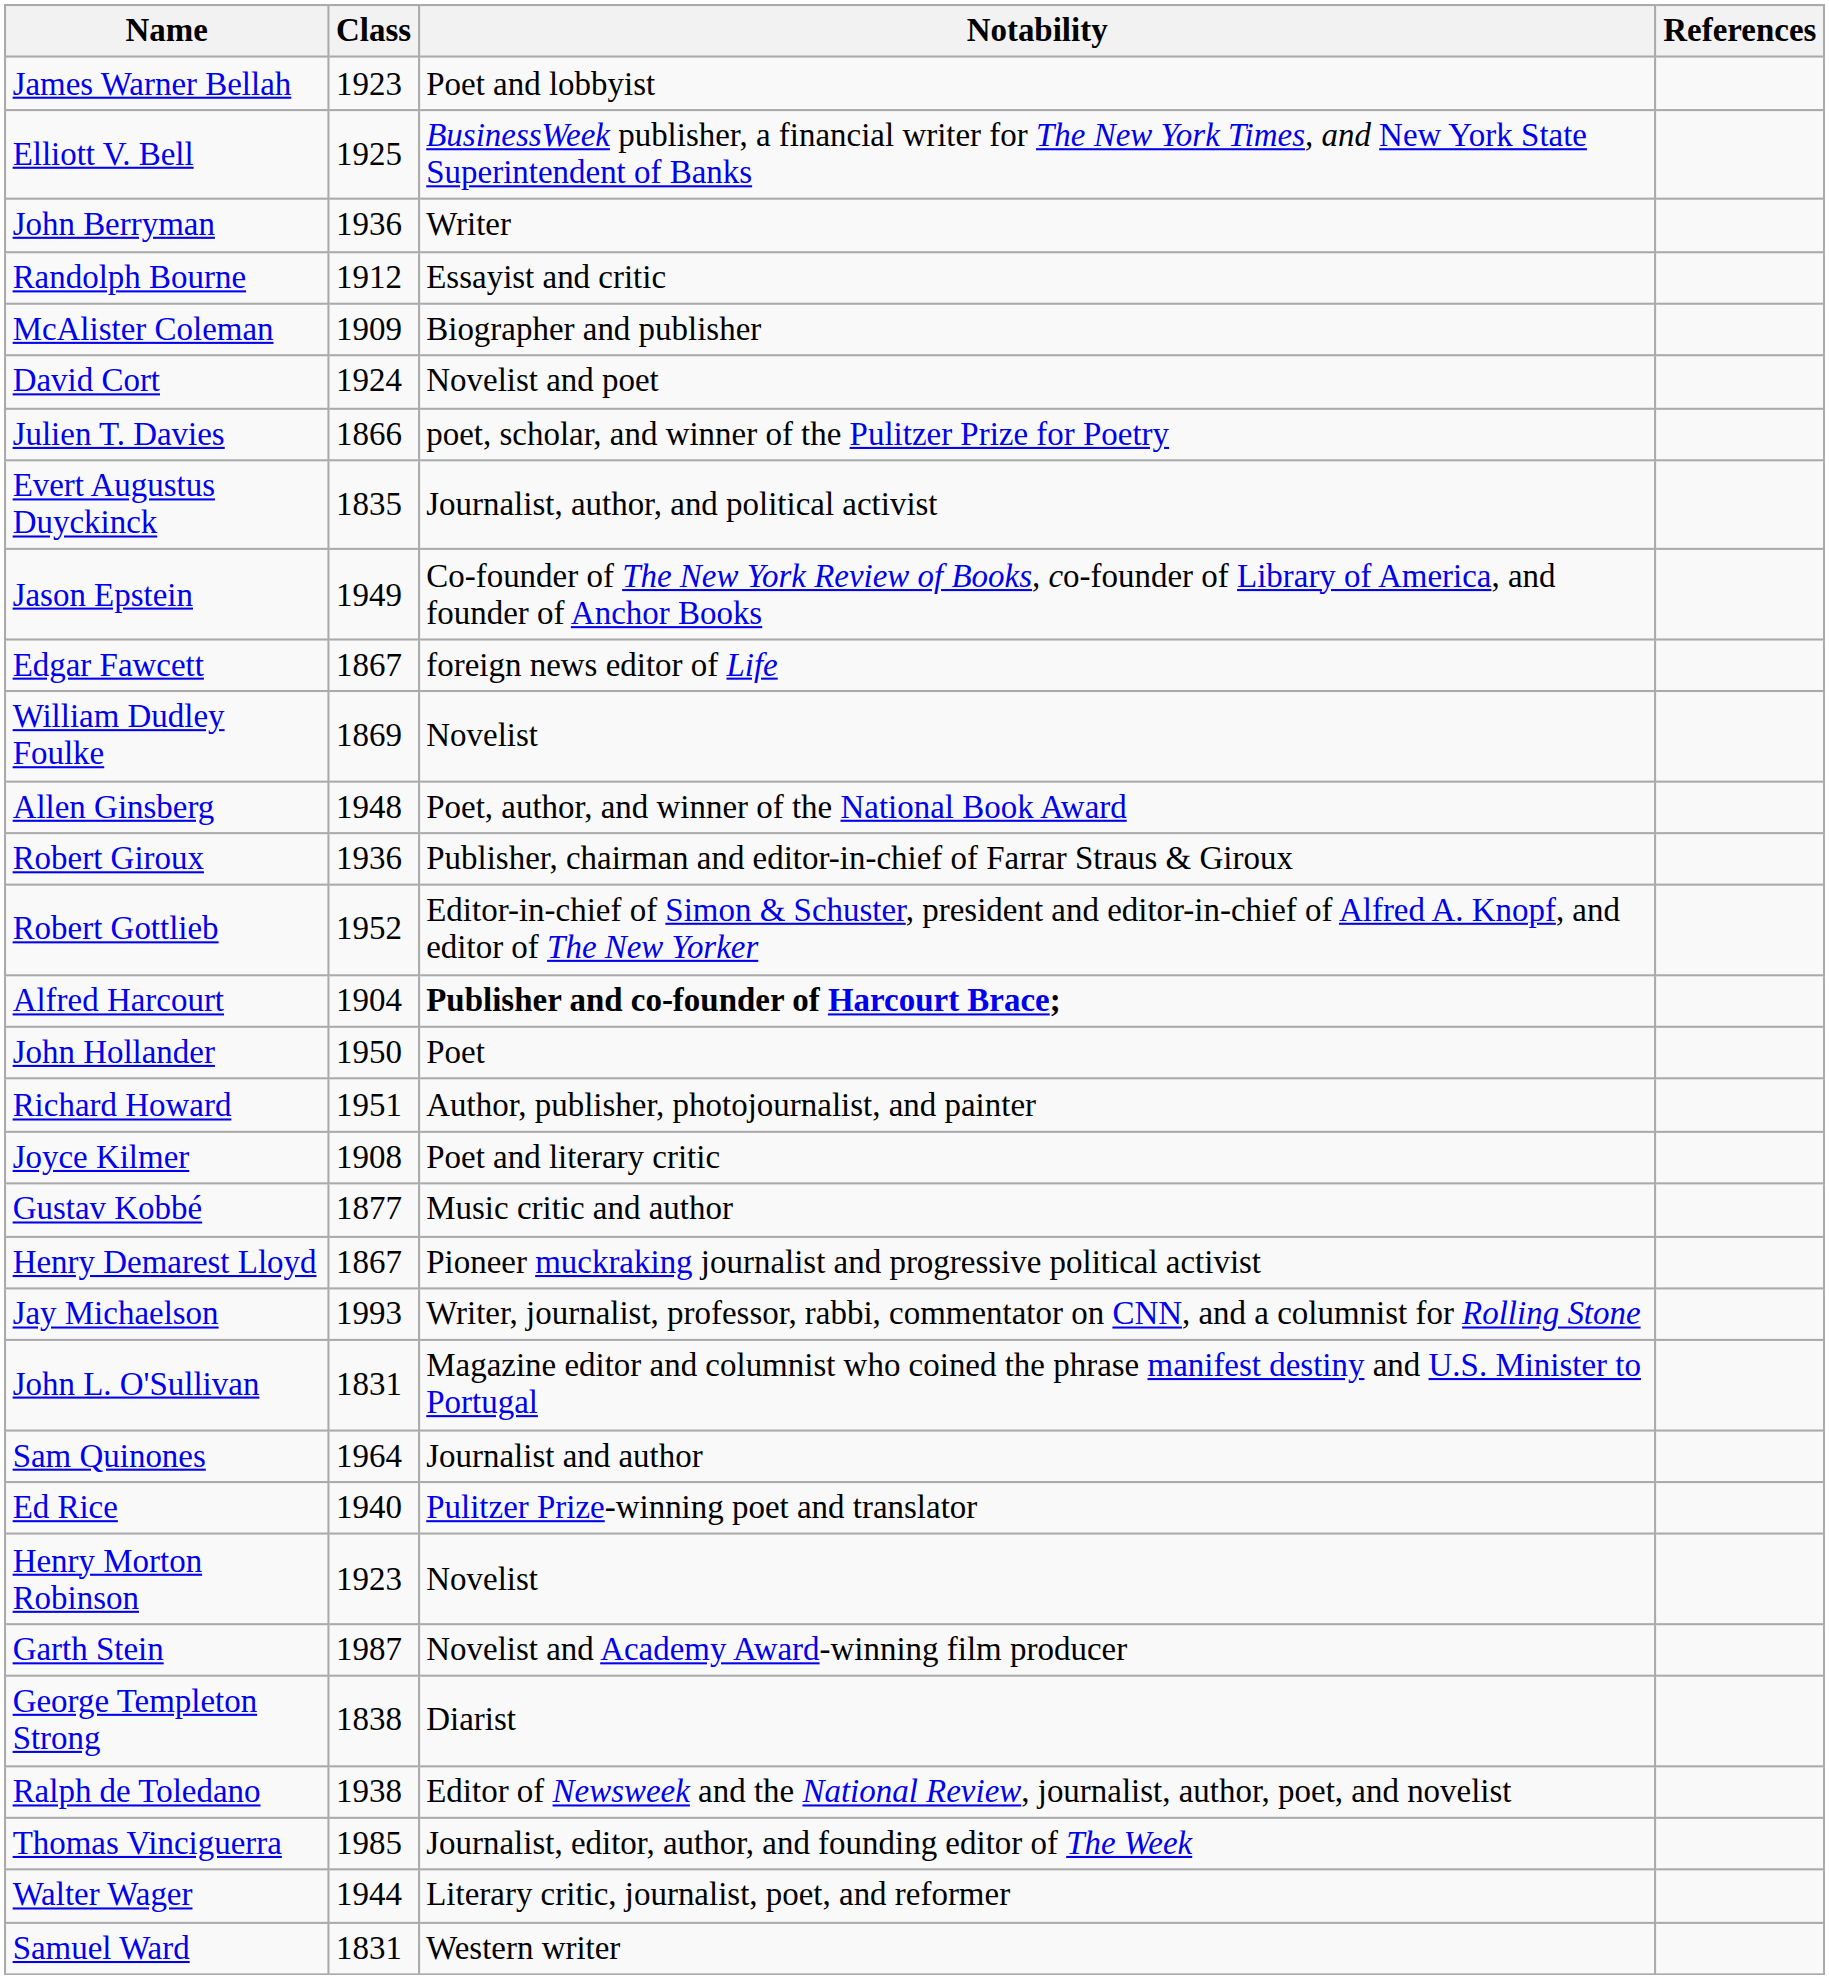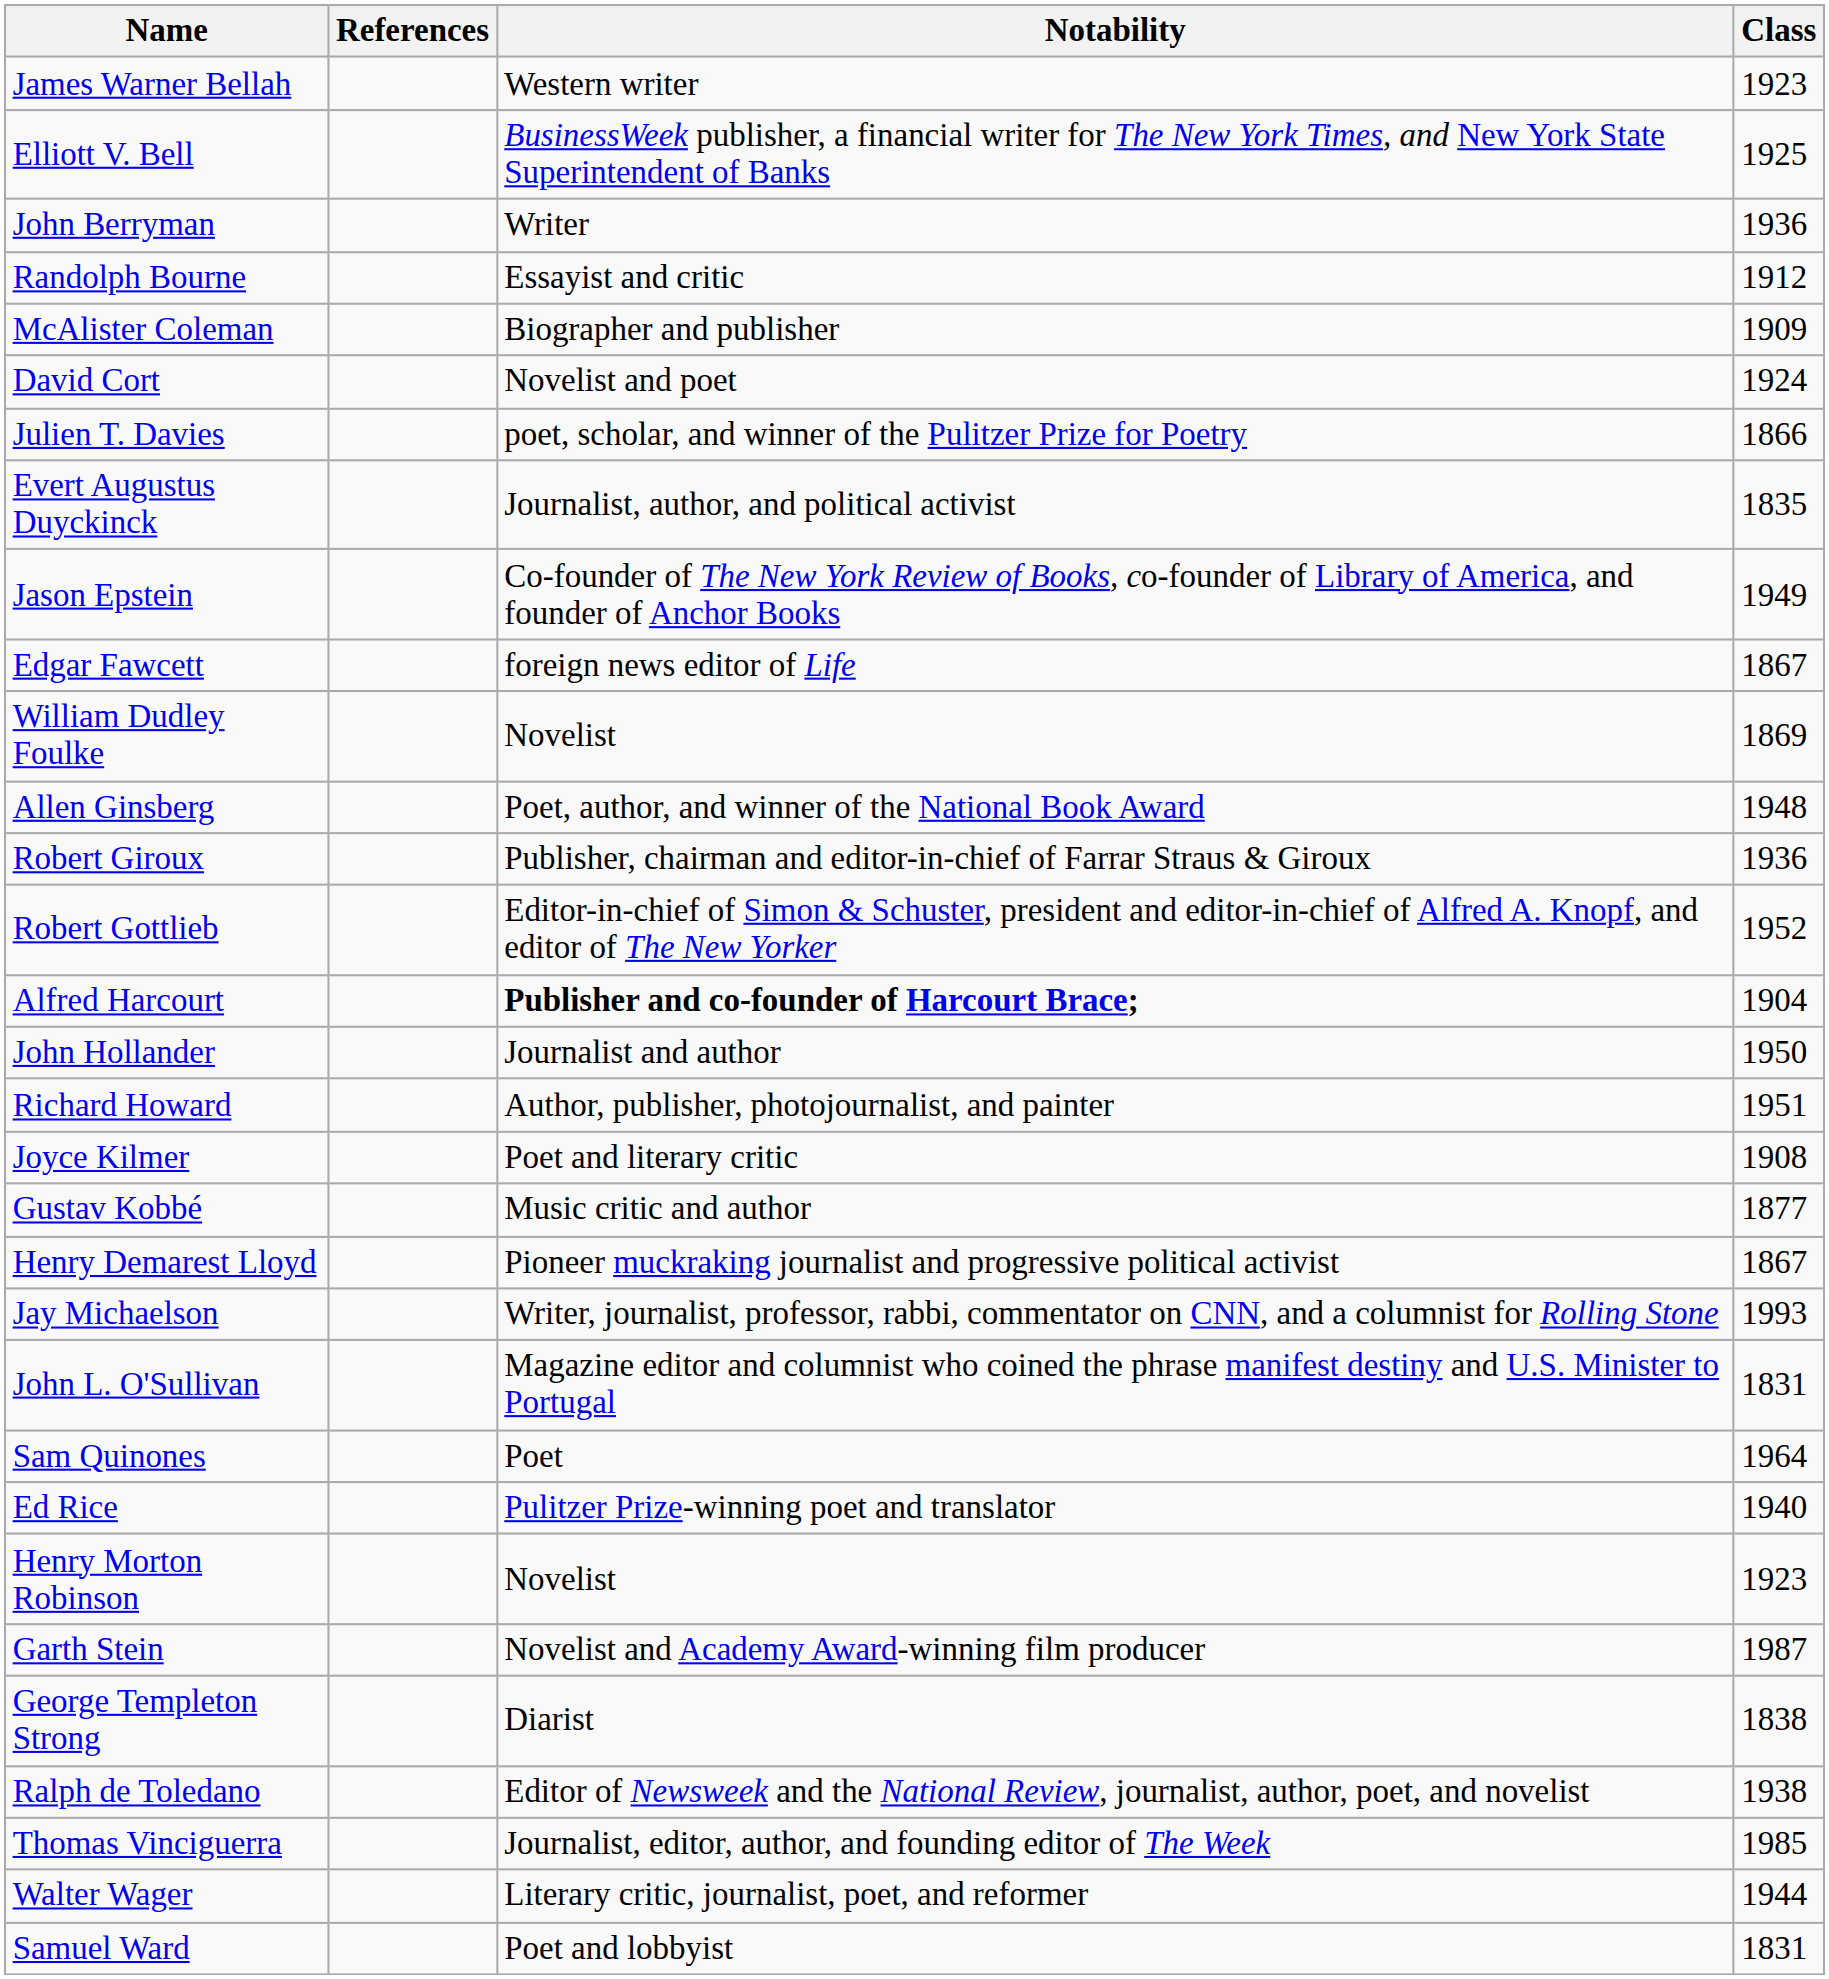columns swapped: (373, 30) <-> (1740, 30)
(541, 82) Poet and lobbyist -> (601, 82) Western writer
(456, 1052) Poet -> (642, 1052) Journalist and author
(564, 1455) Journalist and author -> (534, 1455) Poet
(523, 1947) Western writer -> (619, 1947) Poet and lobbyist
